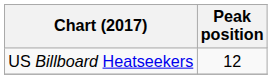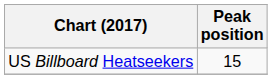(232, 61) 12 -> (232, 61) 15
